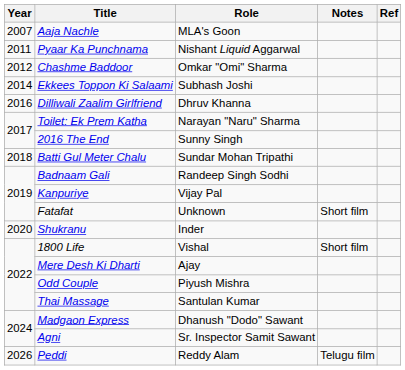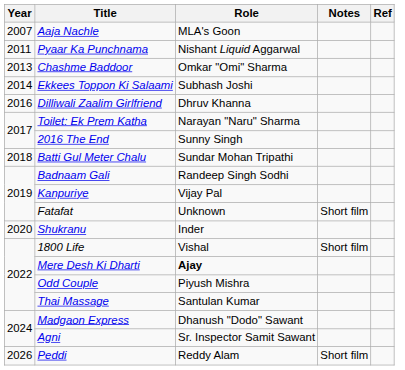(20, 67) 2012 -> (20, 67) 2013
(189, 265) normal -> (190, 265) bold
(347, 355) Telugu film -> (344, 355) Short film
